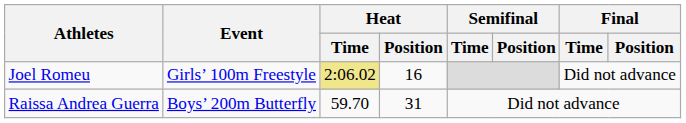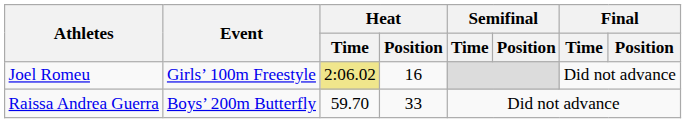(413, 103) 31 -> (413, 103) 33
